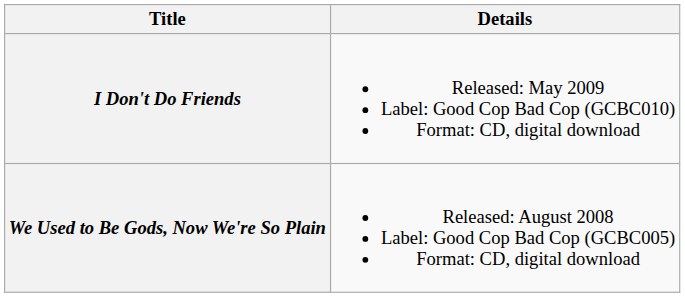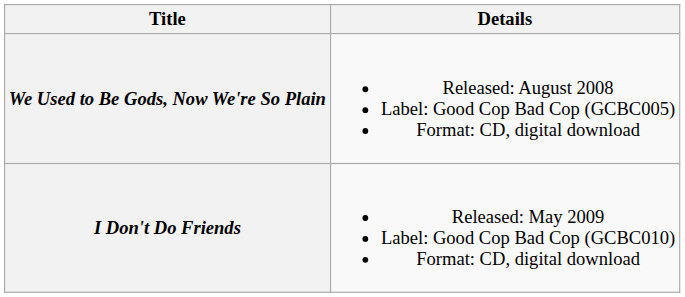rows swapped: (167, 227) <-> (167, 98)
